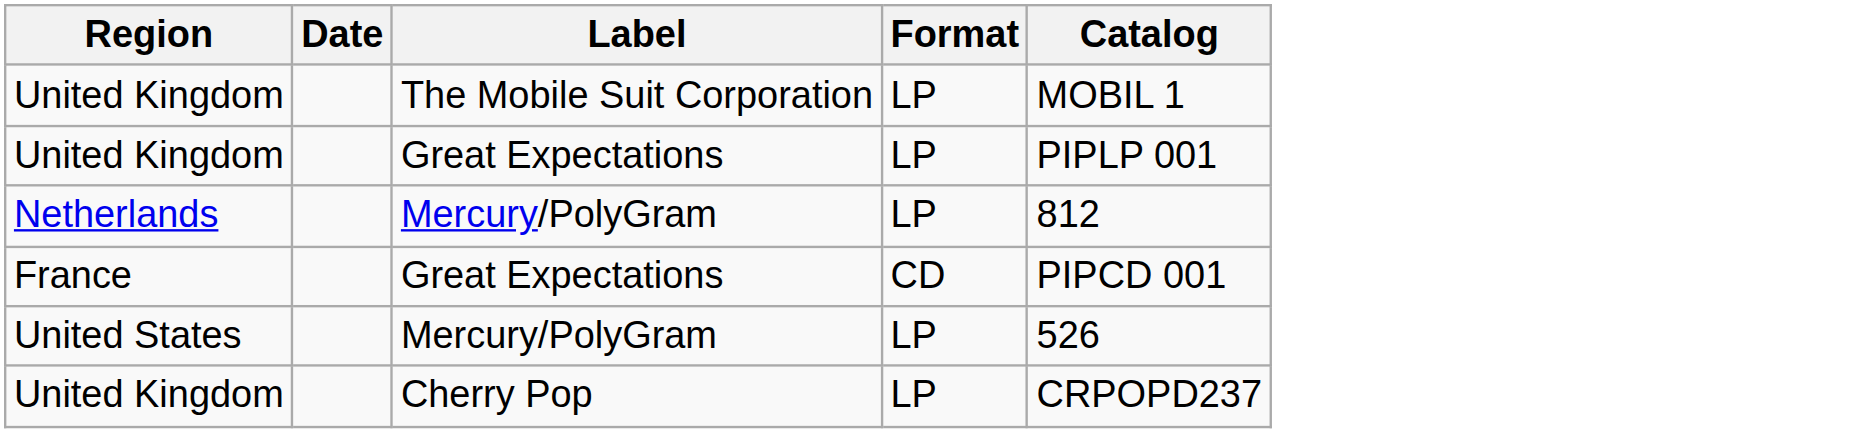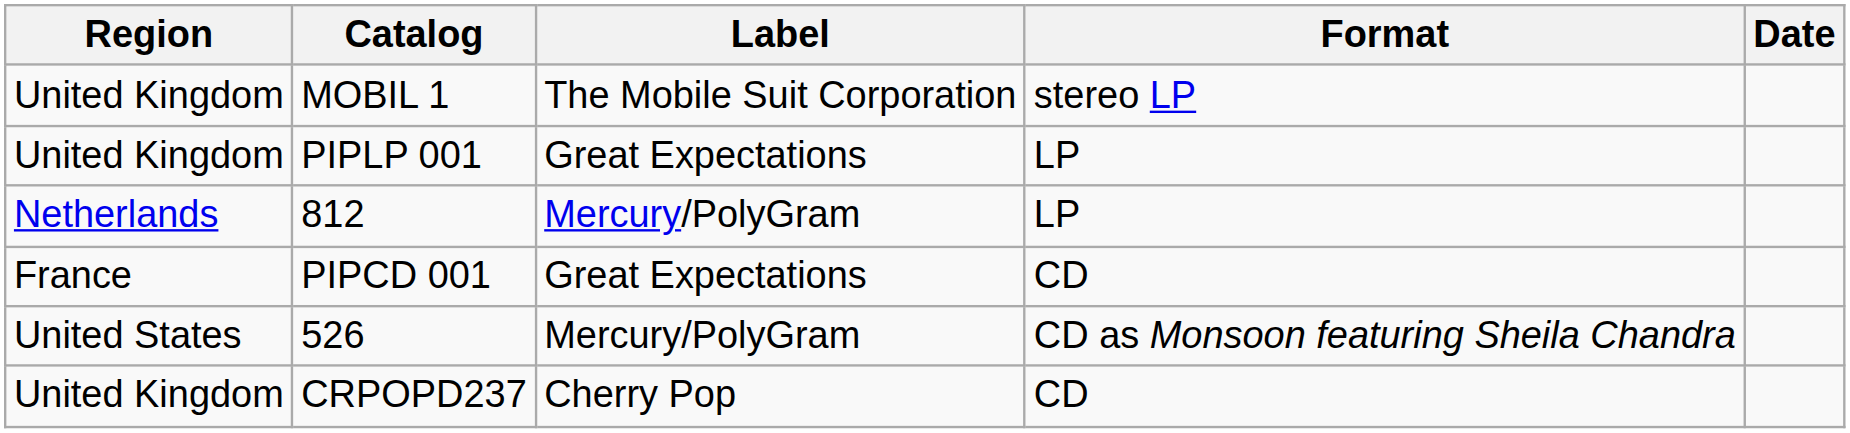columns swapped: (342, 34) <-> (1149, 34)
(914, 94) LP -> (1115, 94) stereo LP
(914, 335) LP -> (1385, 335) CD as Monsoon featuring Sheila Chandra
(914, 395) LP -> (1061, 395) CD
